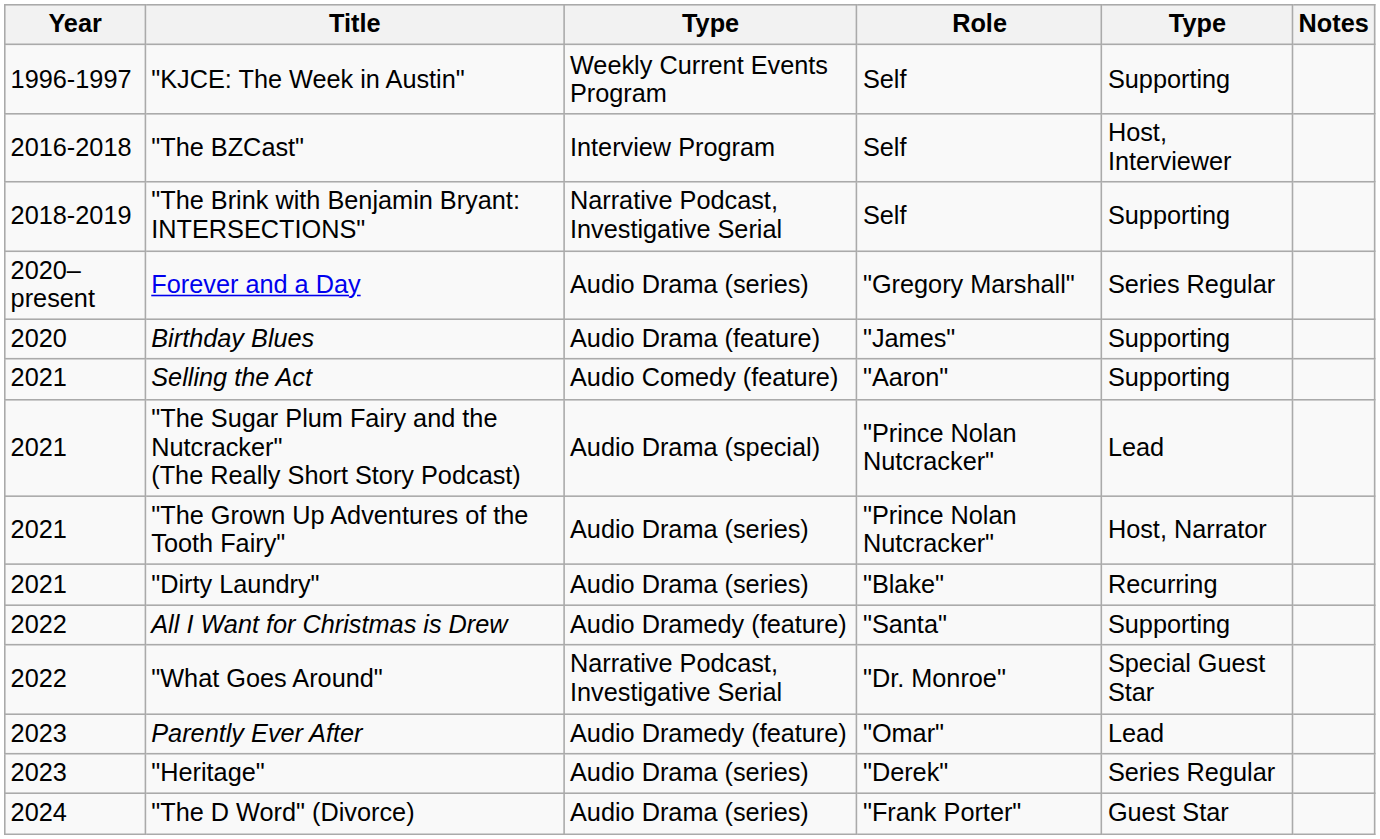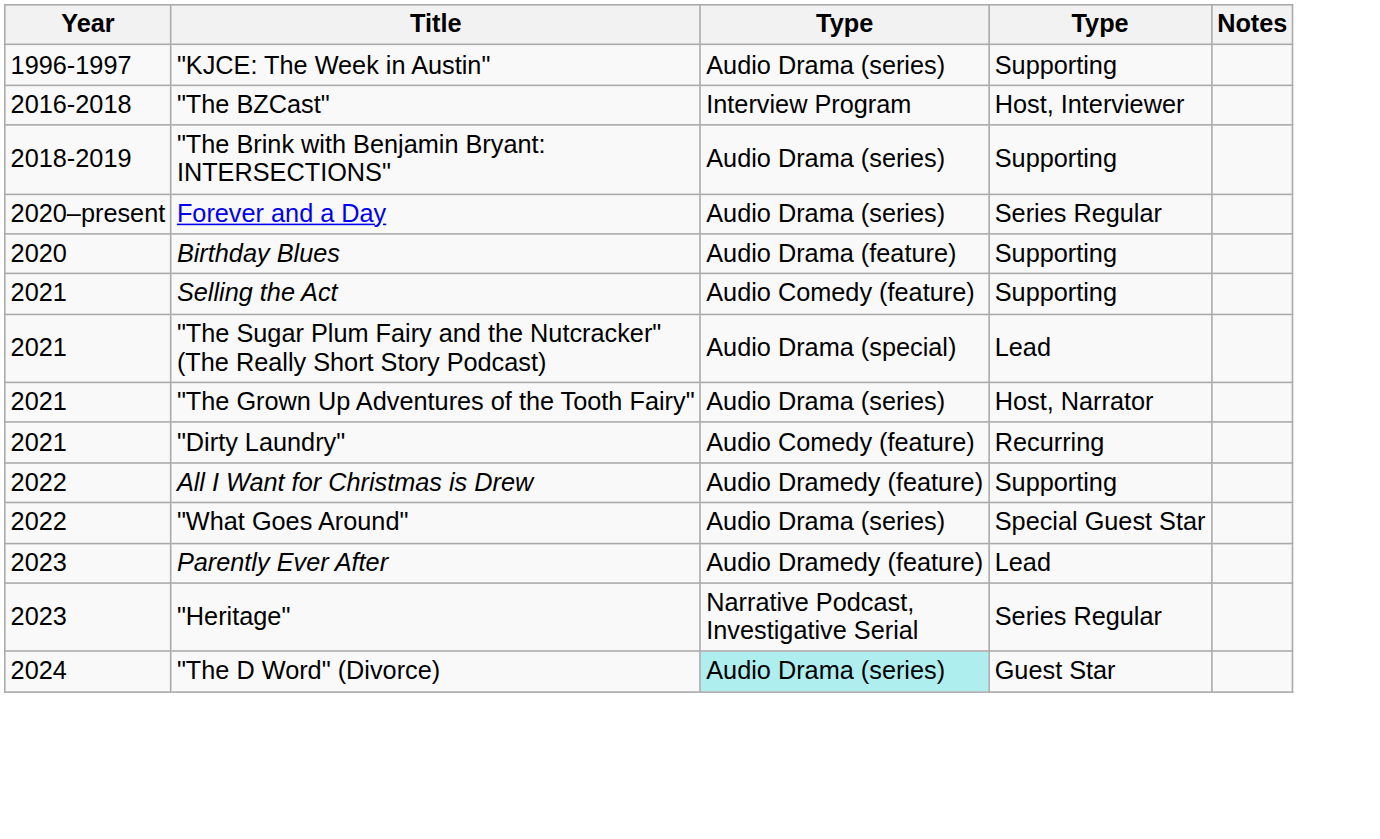- column: (980, 24)
(699, 78) Weekly Current Events Program -> (826, 64) Audio Drama (series)
(676, 215) Narrative Podcast, Investigative Serial -> (826, 159) Audio Drama (series)
(689, 584) Audio Drama (series) -> (840, 442) Audio Comedy (feature)
(676, 678) Narrative Podcast, Investigative Serial -> (826, 522) Audio Drama (series)
(689, 773) Audio Drama (series) -> (812, 616) Narrative Podcast, Investigative Serial
(689, 813) no background -> (826, 671) paleturquoise background
